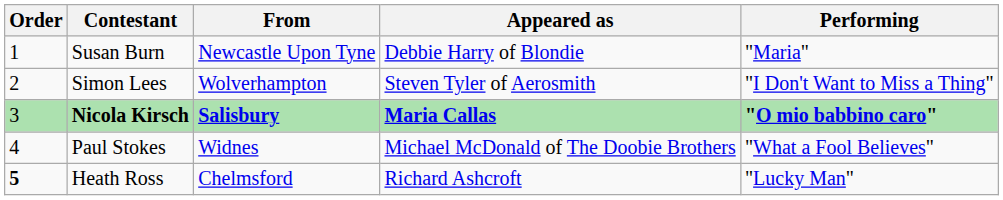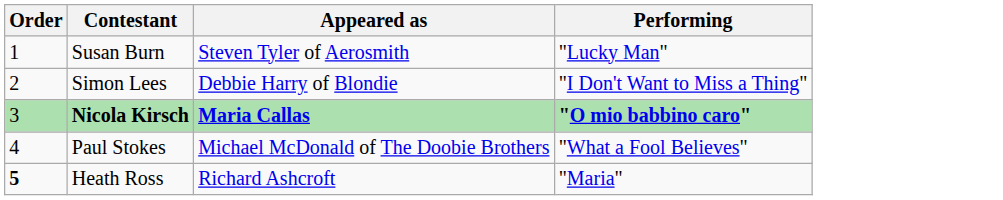- column: (287, 20)
(484, 52) Debbie Harry of Blondie -> (304, 52) Steven Tyler of Aerosmith
(777, 52) "Maria" -> (613, 52) "Lucky Man"
(490, 83) Steven Tyler of Aerosmith -> (298, 83) Debbie Harry of Blondie
(799, 178) "Lucky Man" -> (591, 178) "Maria"
